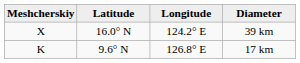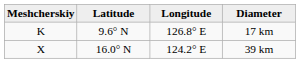rows swapped: (259, 49) <-> (259, 31)
